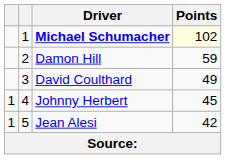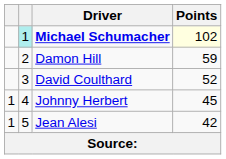(25, 37) no background -> (25, 37) paleturquoise background
(210, 80) 49 -> (210, 80) 52
